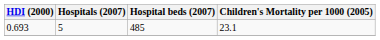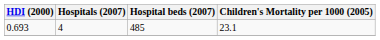(60, 27) 5 -> (60, 27) 4
